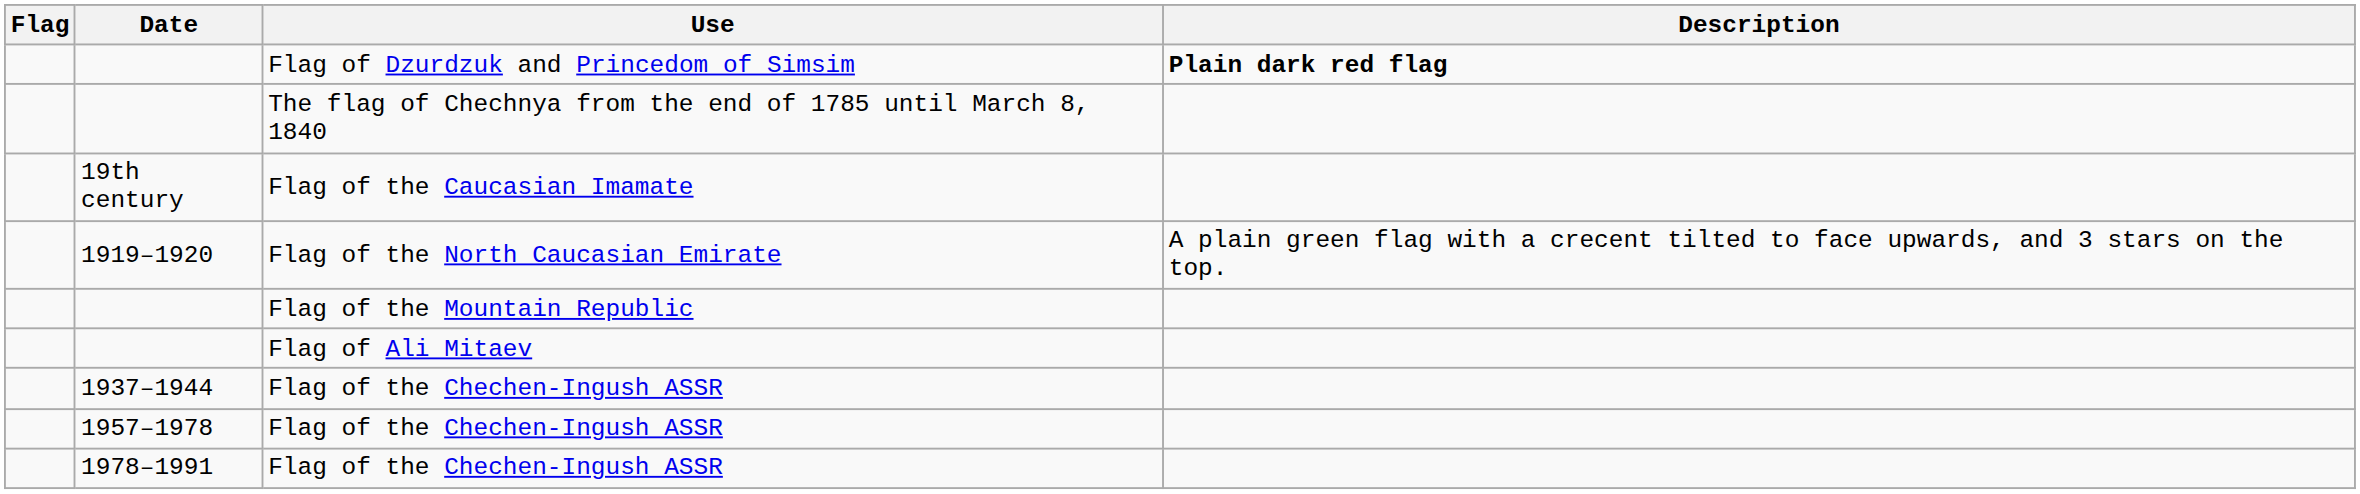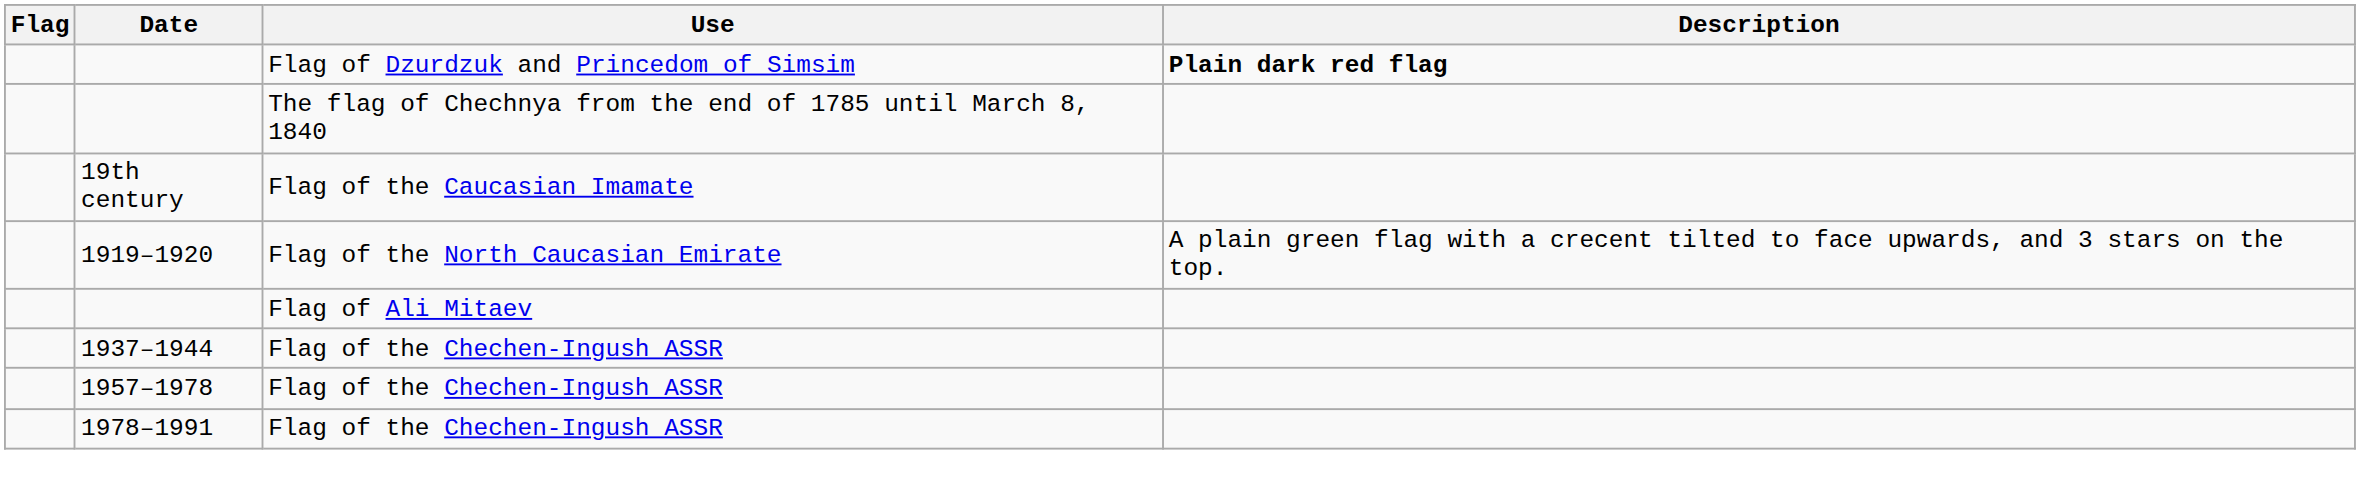- row: (169, 309)
